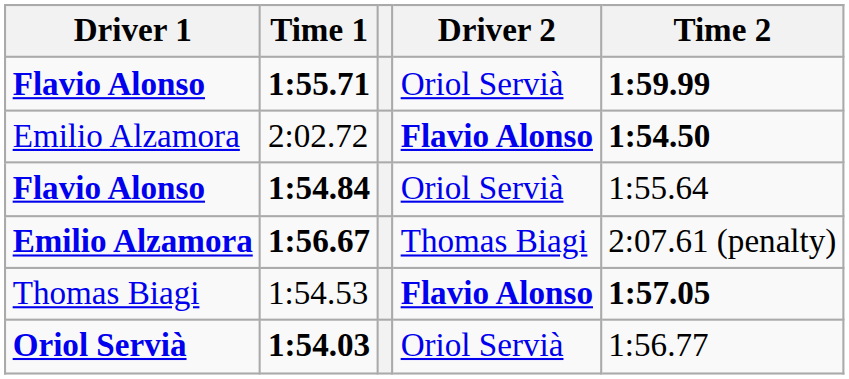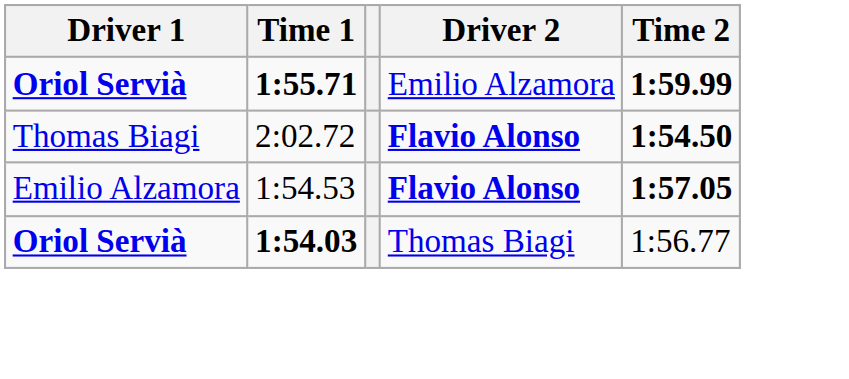(109, 83) Flavio Alonso -> (100, 83) Oriol Servià
(482, 83) Oriol Servià -> (501, 83) Emilio Alzamora
(126, 135) Emilio Alzamora -> (106, 135) Thomas Biagi
- row: (319, 188)
- row: (319, 240)
(106, 293) Thomas Biagi -> (126, 188) Emilio Alzamora
(482, 345) Oriol Servià -> (481, 240) Thomas Biagi
